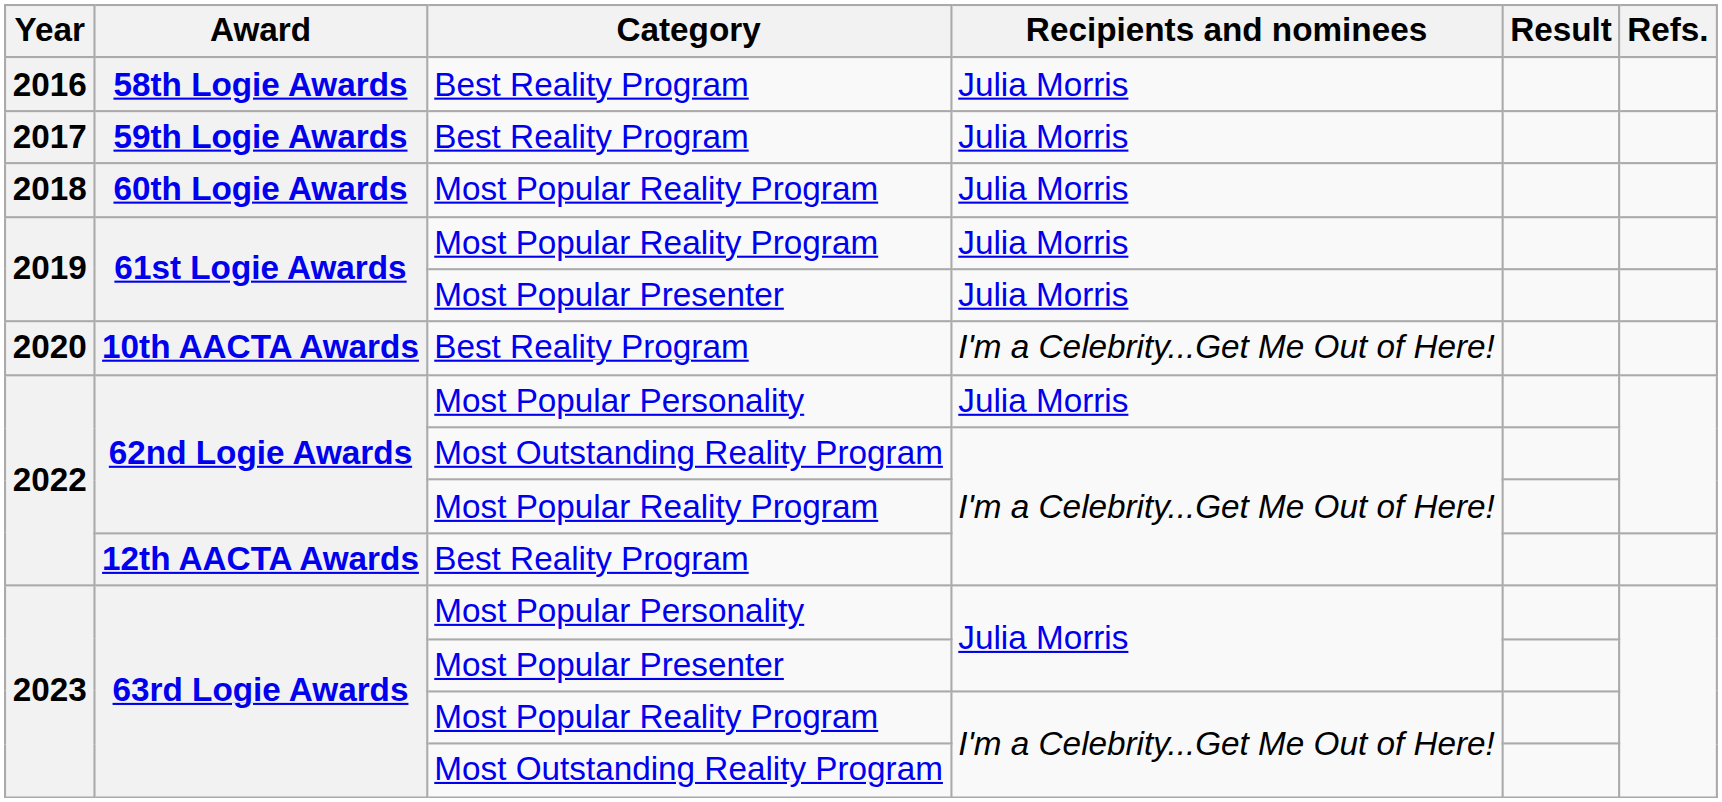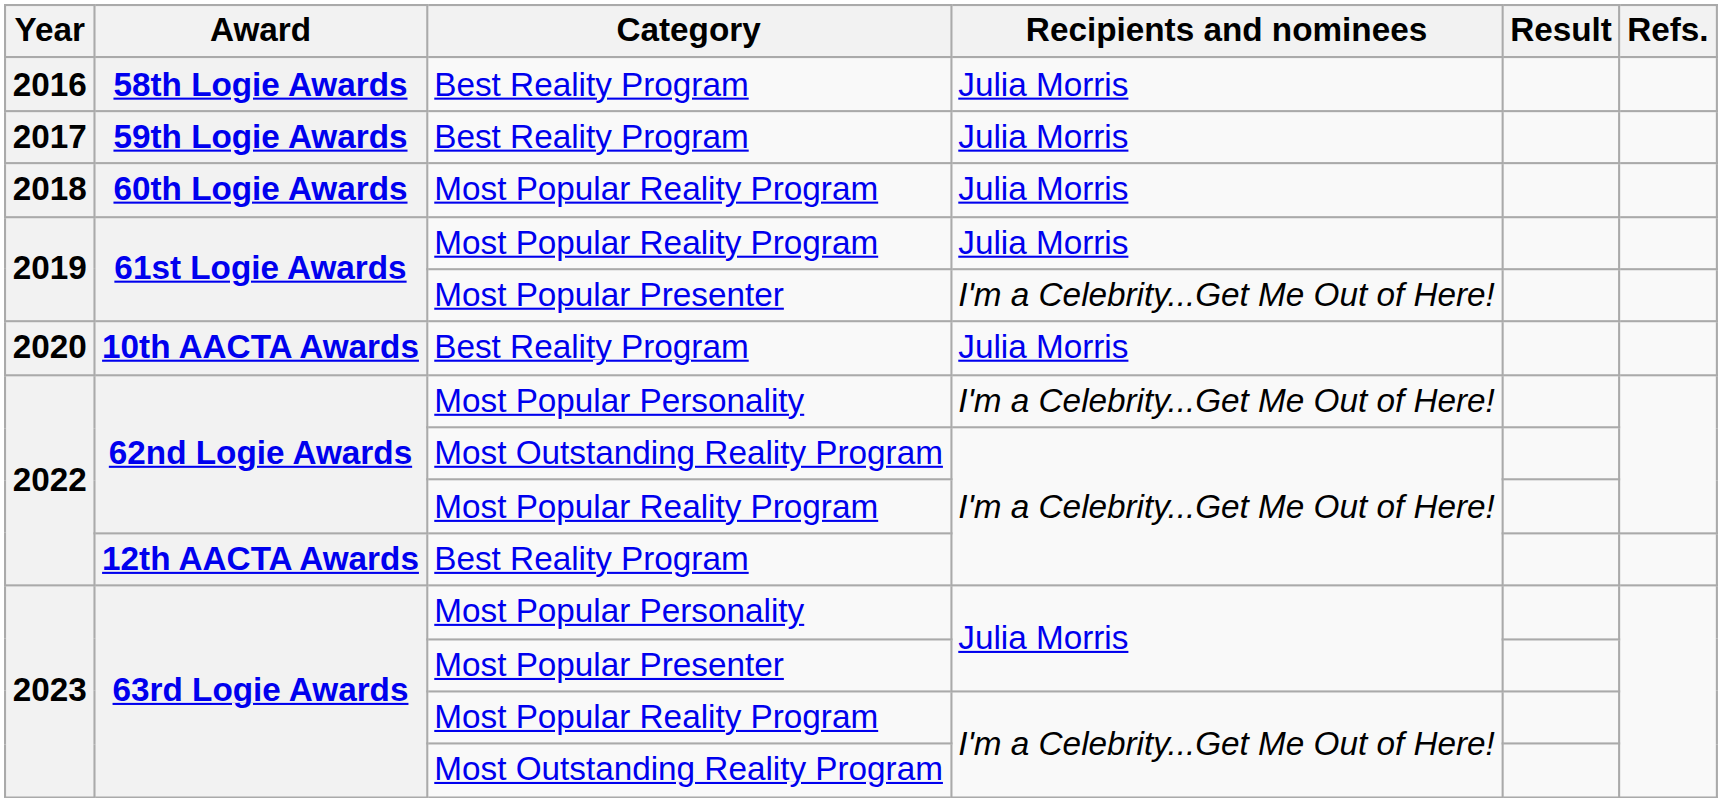(1043, 294) Julia Morris -> (1227, 294) I'm a Celebrity...Get Me Out of Here!
(1227, 347) I'm a Celebrity...Get Me Out of Here! -> (1043, 347) Julia Morris
(1043, 400) Julia Morris -> (1227, 400) I'm a Celebrity...Get Me Out of Here!
